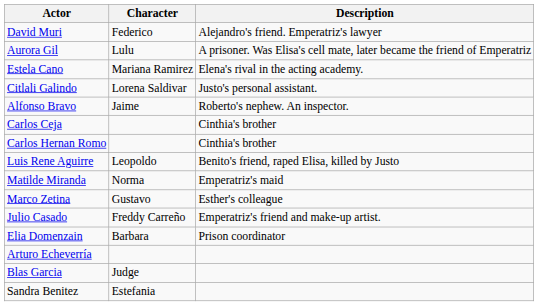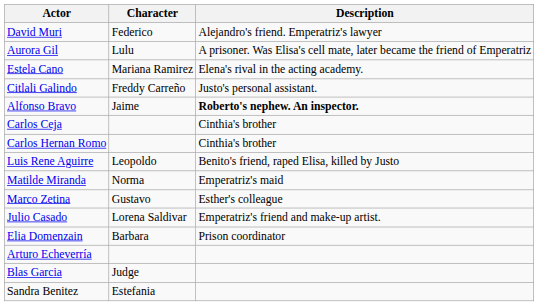(149, 87) Lorena Saldivar -> (149, 87) Freddy Carreño
(274, 106) normal -> (279, 106) bold
(149, 217) Freddy Carreño -> (149, 217) Lorena Saldivar
